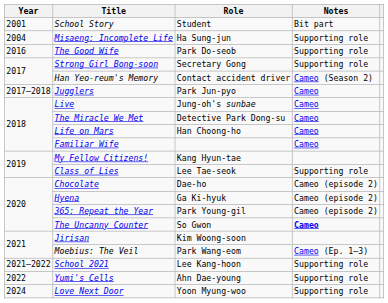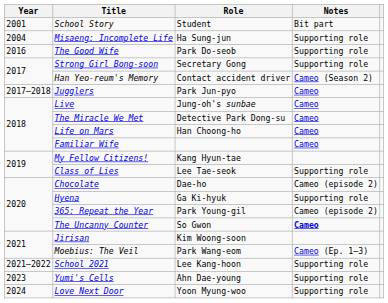(336, 198) Cameo (episode 2) -> (331, 198) Supporting role
(16, 278) 2022 -> (16, 278) 2023
